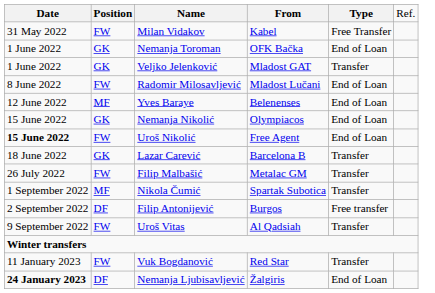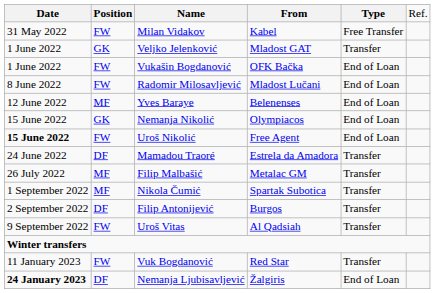- row: (179, 48)
+ row: (184, 66)
- row: (169, 155)
+ row: (176, 155)
(102, 173) FW -> (102, 173) MF
(360, 208) Free transfer -> (362, 208) Transfer
